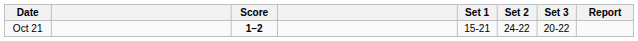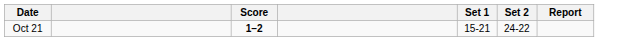- column: (557, 13)
